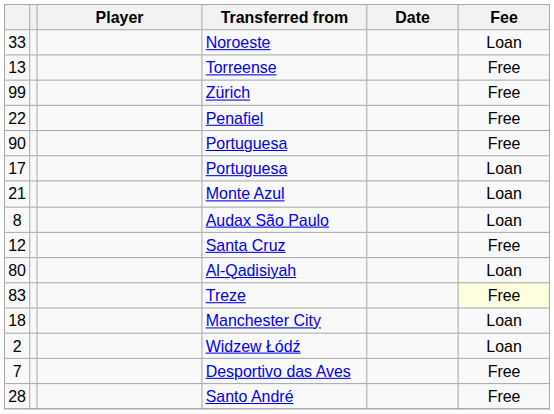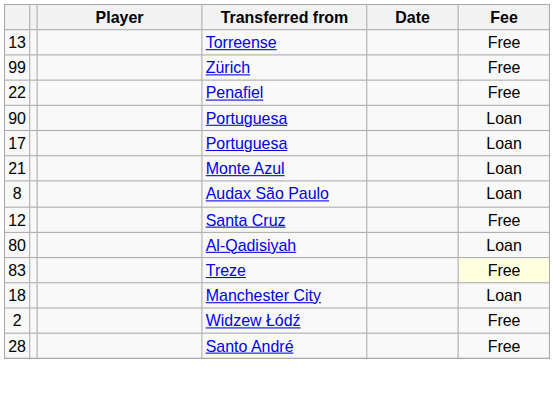- row: (17, 43)
(504, 144) Free -> (504, 118) Loan
(504, 346) Loan -> (504, 321) Free
- row: (17, 371)
